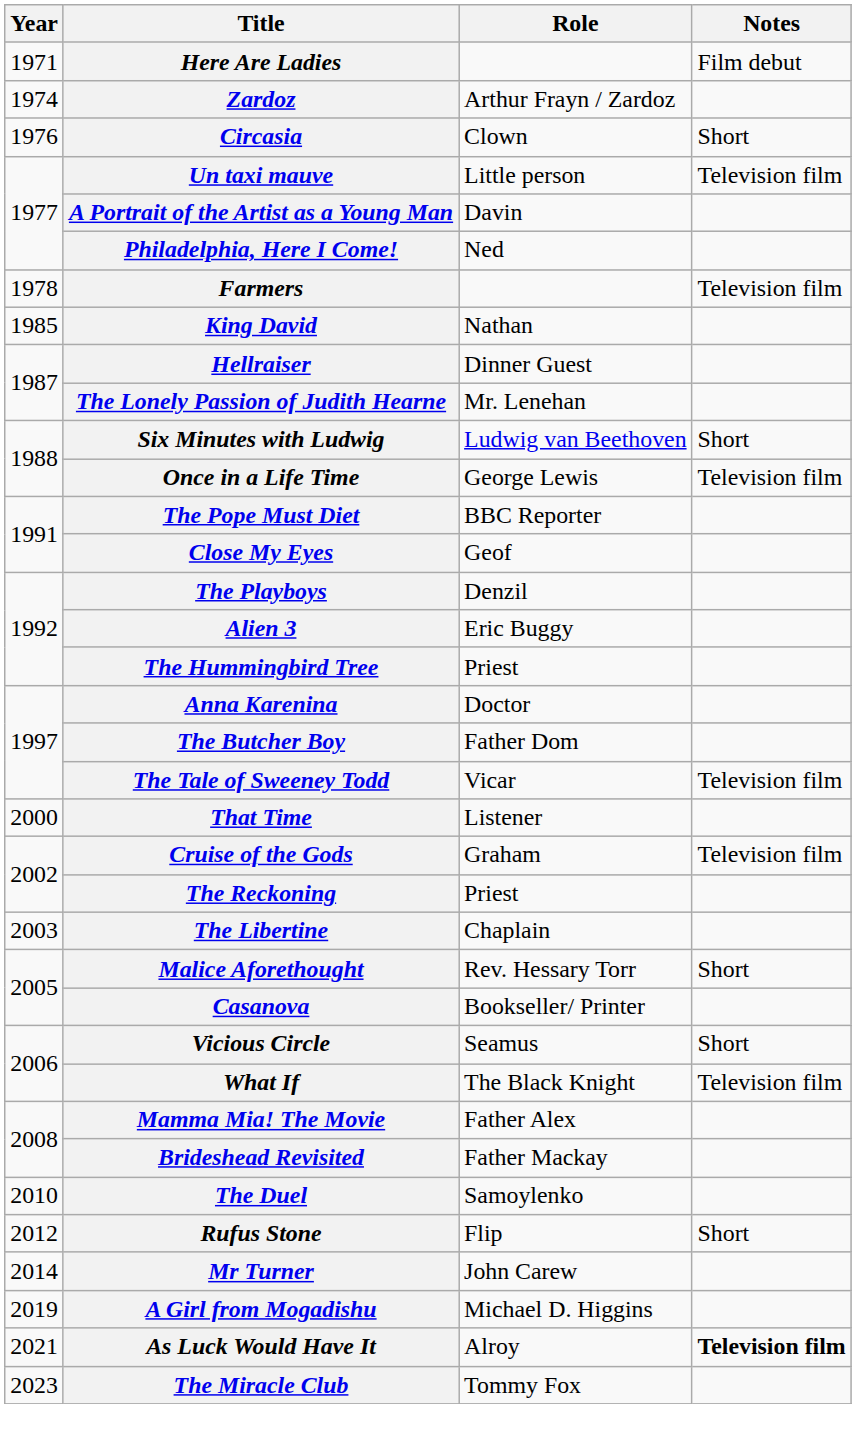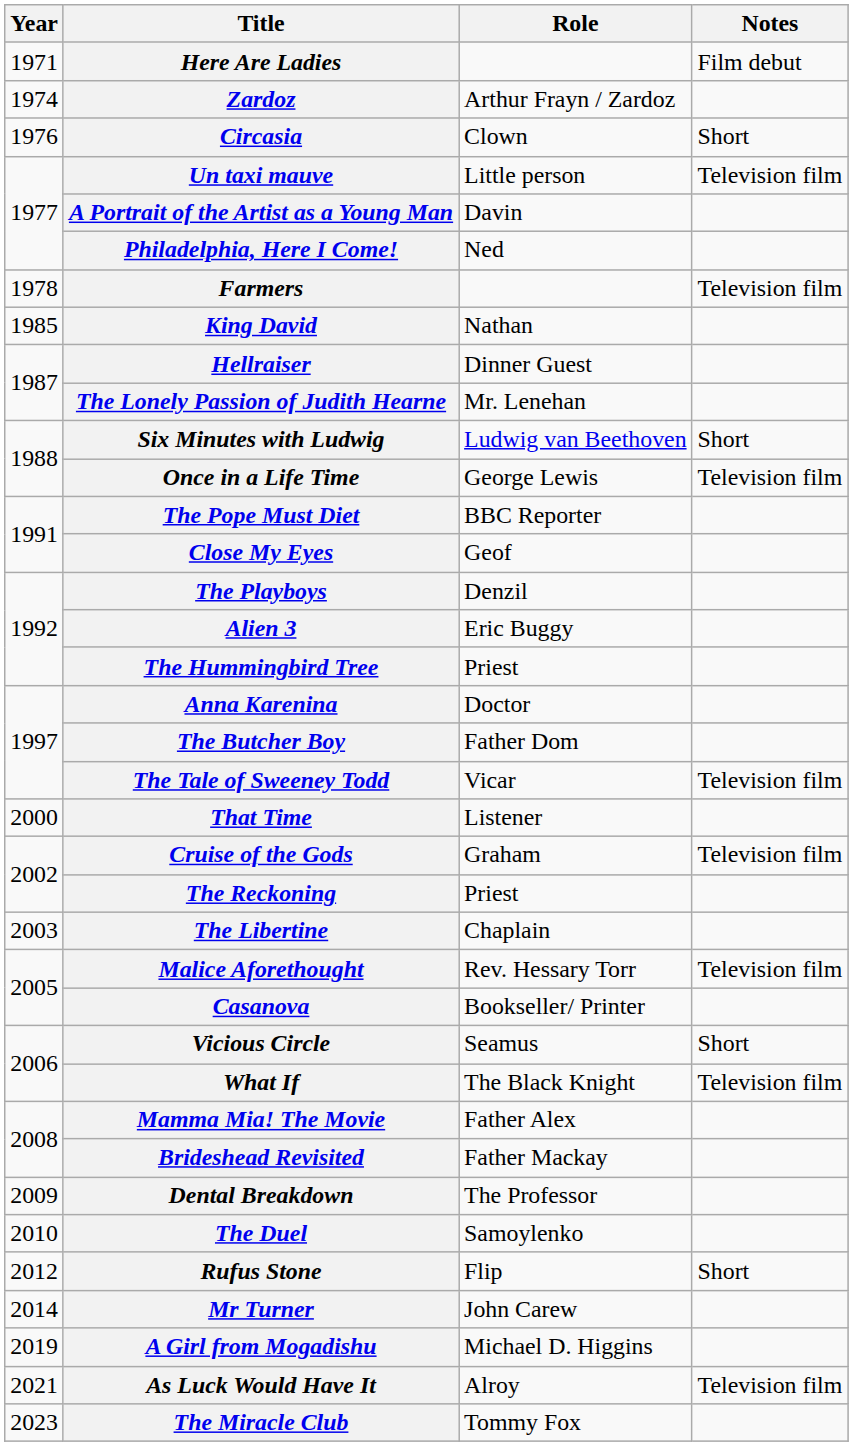(723, 968) Short -> (770, 968) Television film
+ row: (261, 1195)
(772, 1346) bold -> (770, 1384) normal
